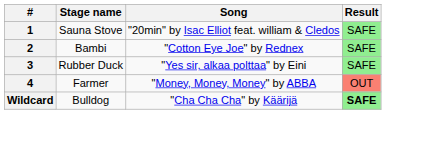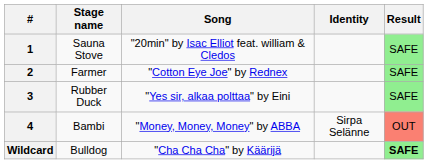+ column: (349, 19)
(91, 48) Bambi -> (89, 73) Farmer
(91, 83) Farmer -> (89, 126) Bambi
